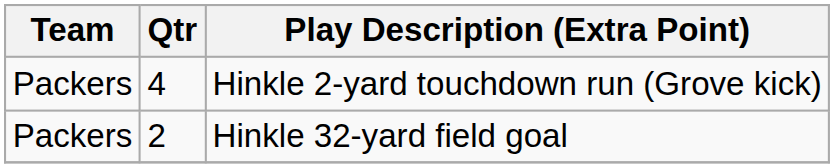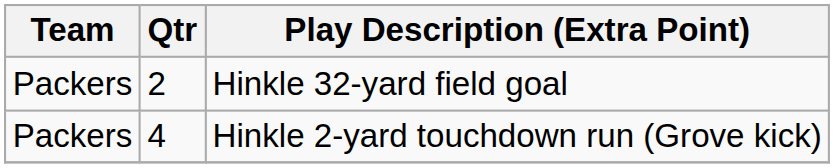rows swapped: (390, 135) <-> (517, 83)
